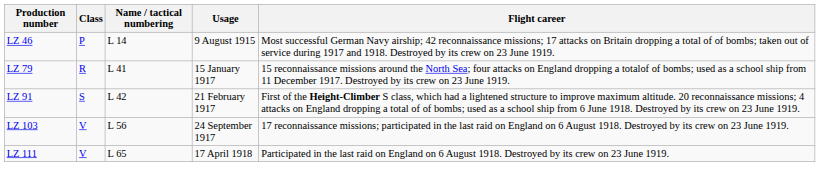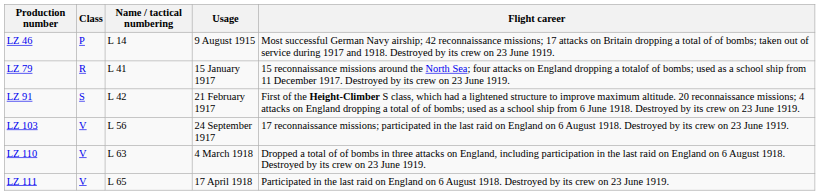+ row: (41, 154)
